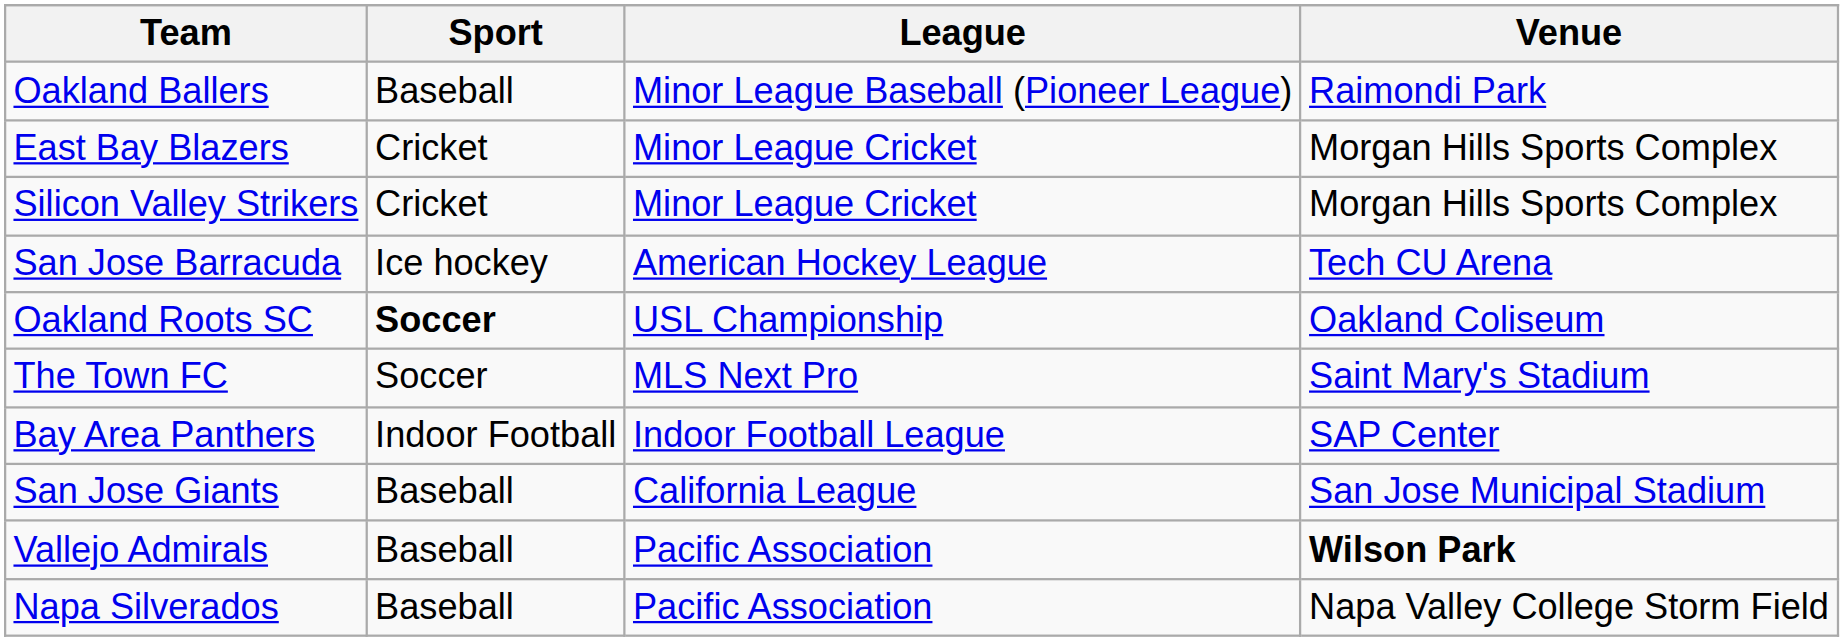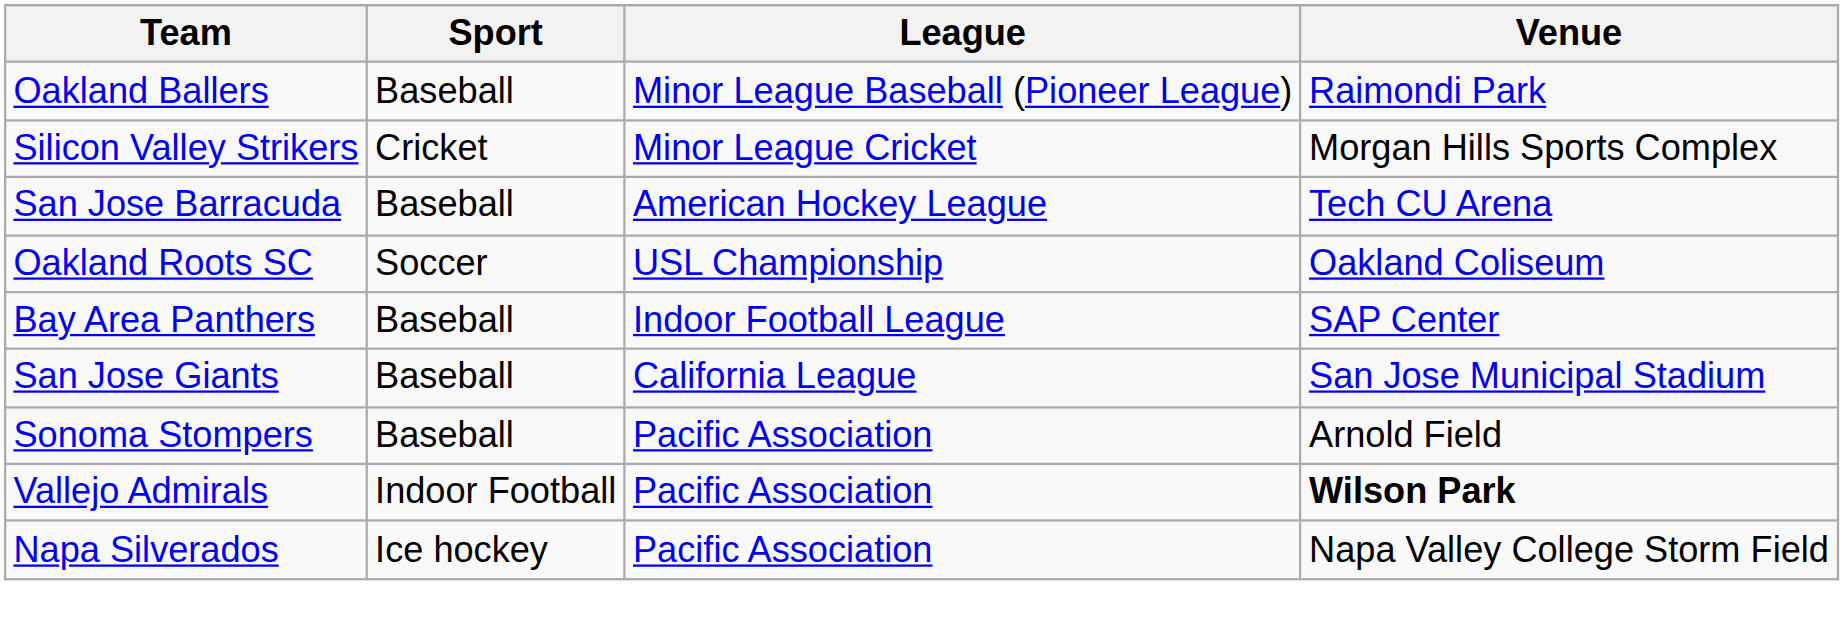- row: (151, 147)
(462, 262) Ice hockey -> (444, 205) Baseball
(435, 319) bold -> (431, 262) normal
- row: (121, 377)
(496, 434) Indoor Football -> (444, 319) Baseball
+ row: (163, 434)
(444, 549) Baseball -> (496, 491) Indoor Football
(444, 606) Baseball -> (462, 549) Ice hockey
